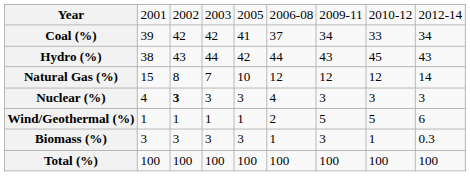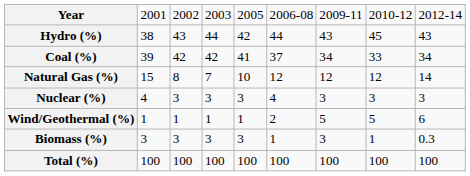rows swapped: (71, 56) <-> (71, 35)
(176, 98) bold -> (176, 98) normal
